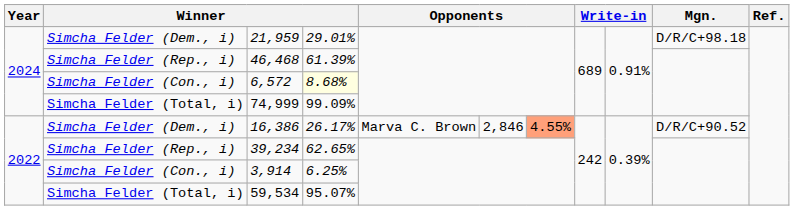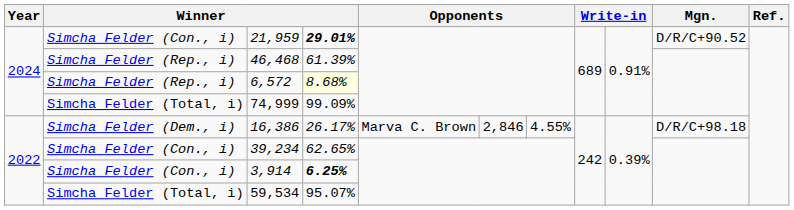(141, 38) Simcha Felder (Dem., i) -> (141, 38) Simcha Felder (Con., i)
(330, 38) normal -> (330, 38) bold
(701, 38) D/R/C+98.18 -> (701, 38) D/R/C+90.52
(141, 82) Simcha Felder (Con., i) -> (141, 82) Simcha Felder (Rep., i)
(551, 127) lightsalmon background -> (551, 127) no background
(701, 127) D/R/C+90.52 -> (701, 127) D/R/C+98.18
(141, 149) Simcha Felder (Rep., i) -> (141, 149) Simcha Felder (Con., i)
(326, 171) normal -> (326, 171) bold
